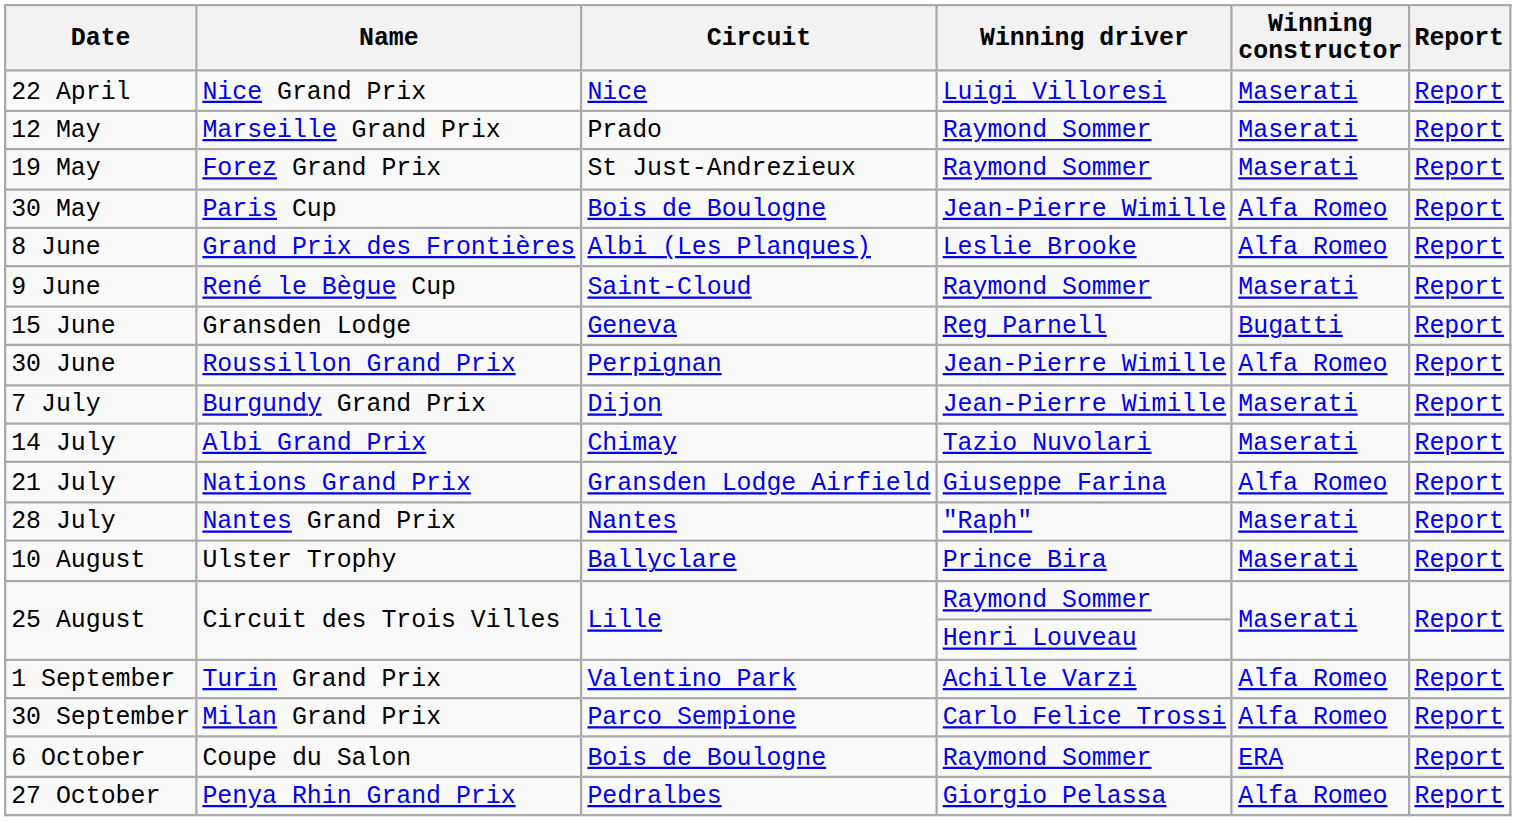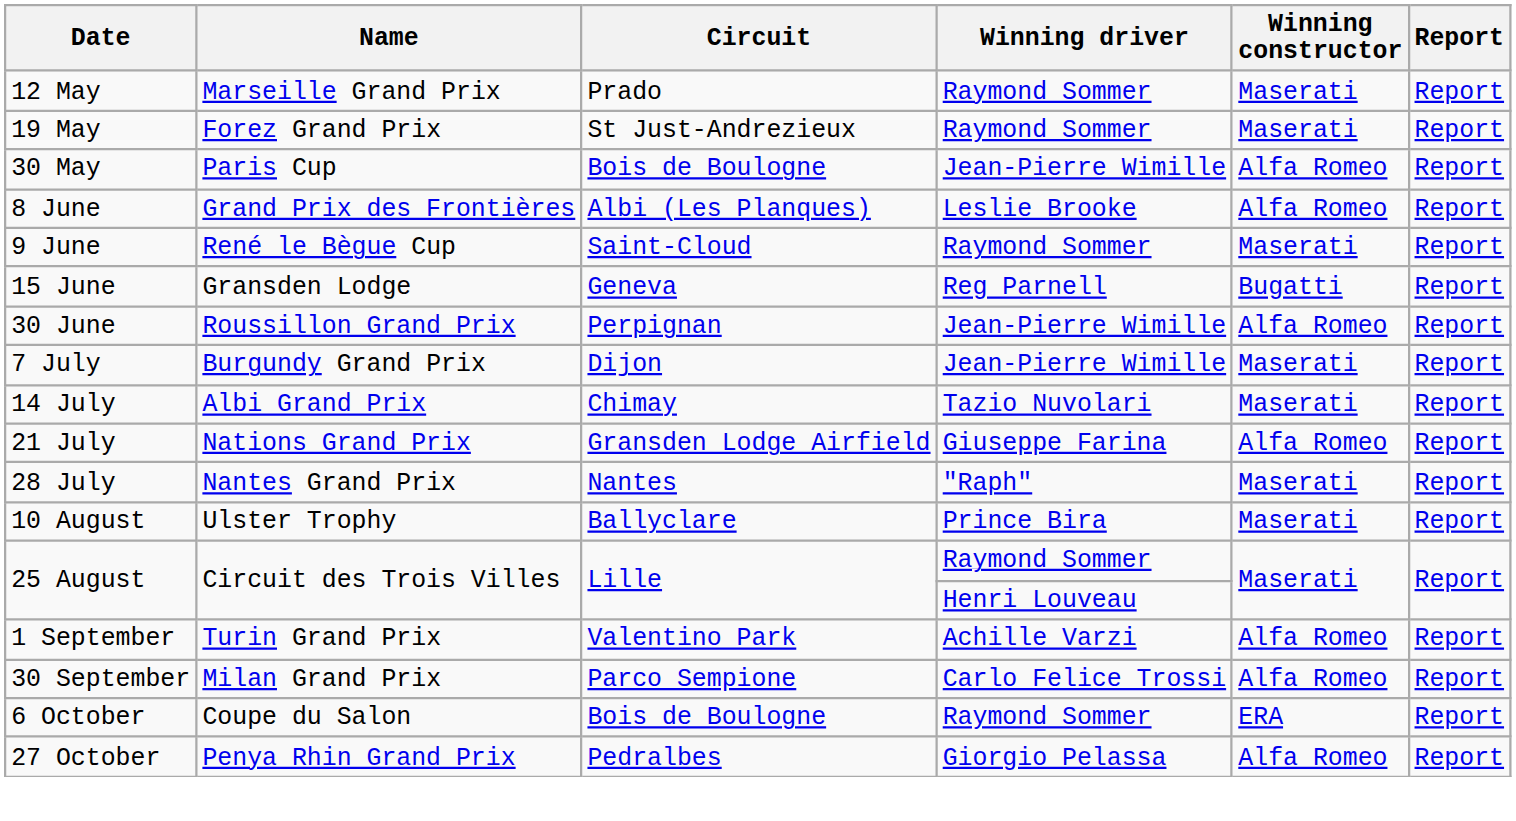- row: (71, 91)
